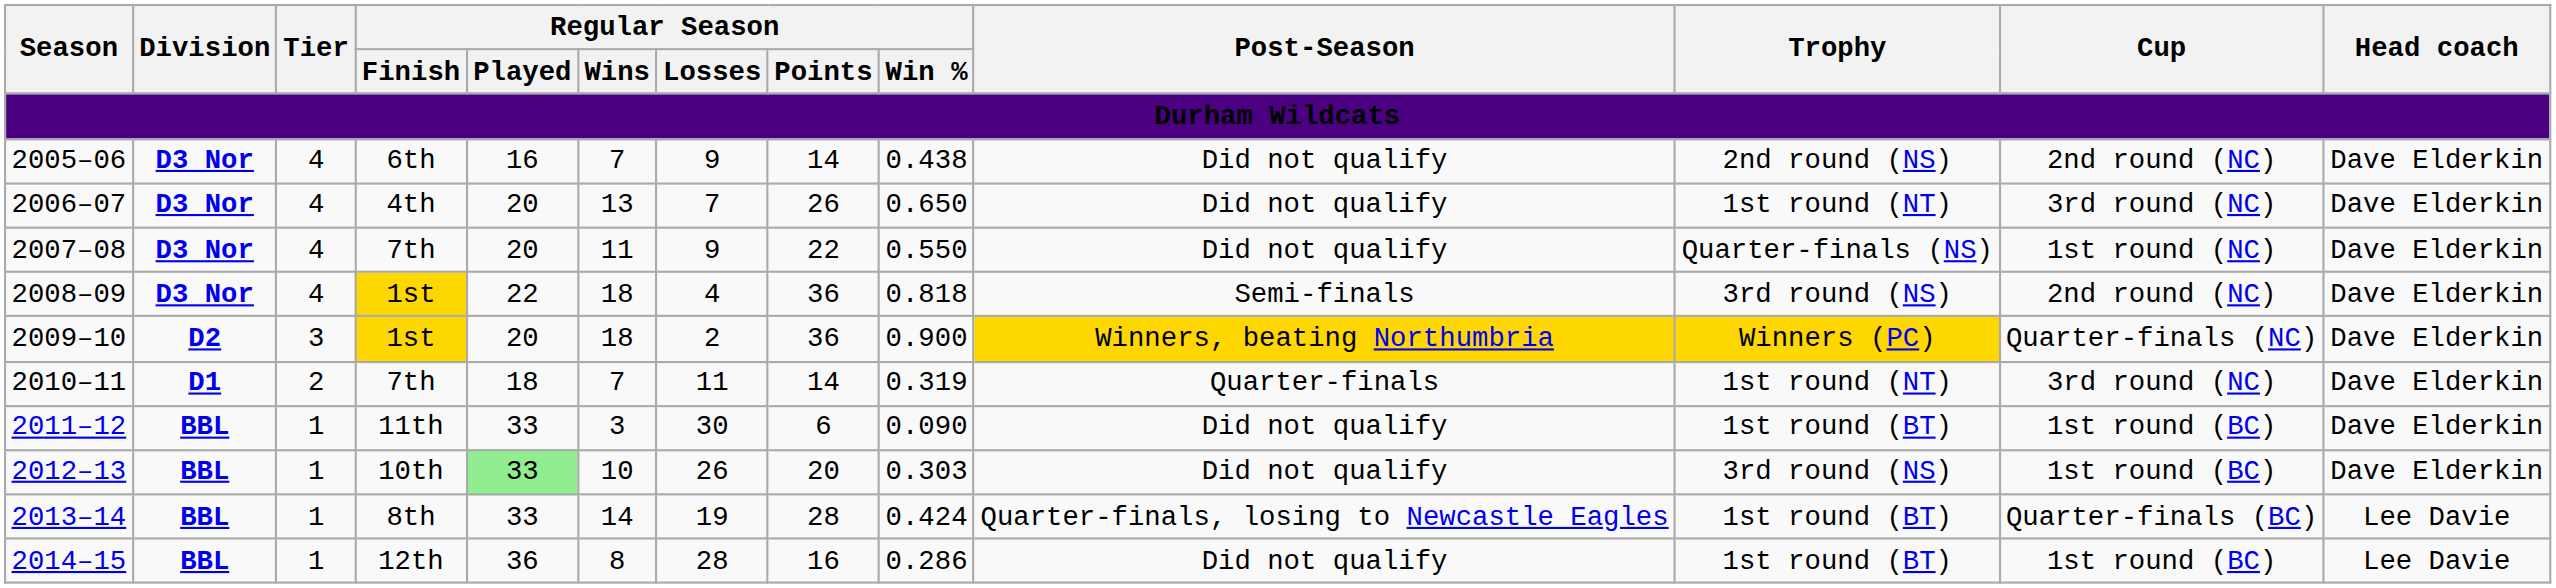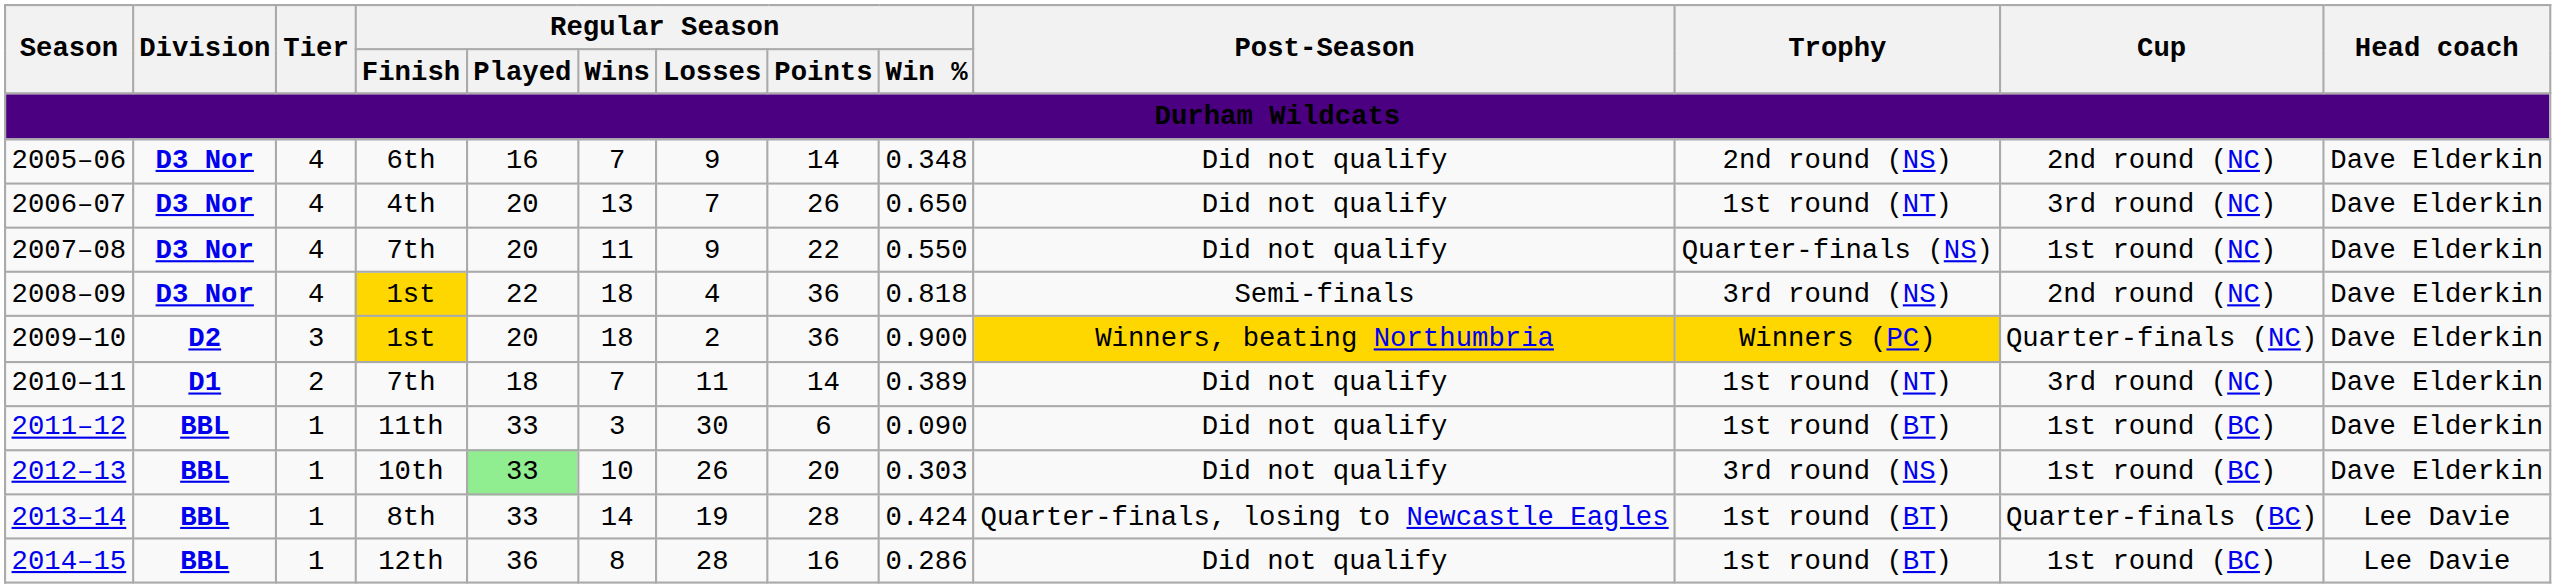(927, 161) 0.438 -> (927, 161) 0.348
(927, 383) 0.319 -> (927, 383) 0.389
(1325, 383) Quarter-finals -> (1325, 383) Did not qualify
